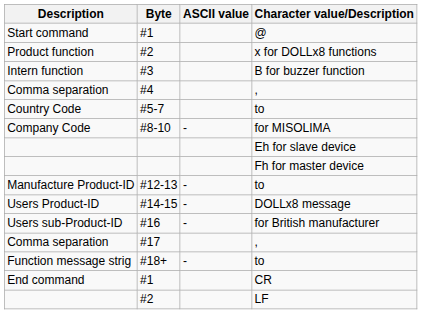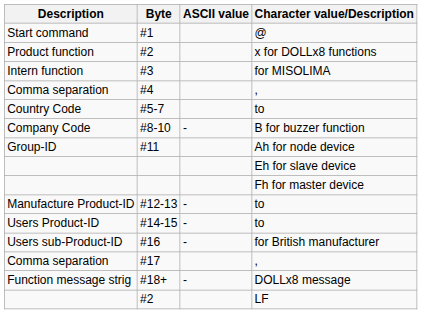(310, 71) B for buzzer function -> (293, 71) for MISOLIMA
(293, 128) for MISOLIMA -> (310, 128) B for buzzer function
+ row: (32, 147)
(303, 204) DOLLx8 message -> (260, 223) to
(260, 261) to -> (303, 280) DOLLx8 message
- row: (46, 280)
